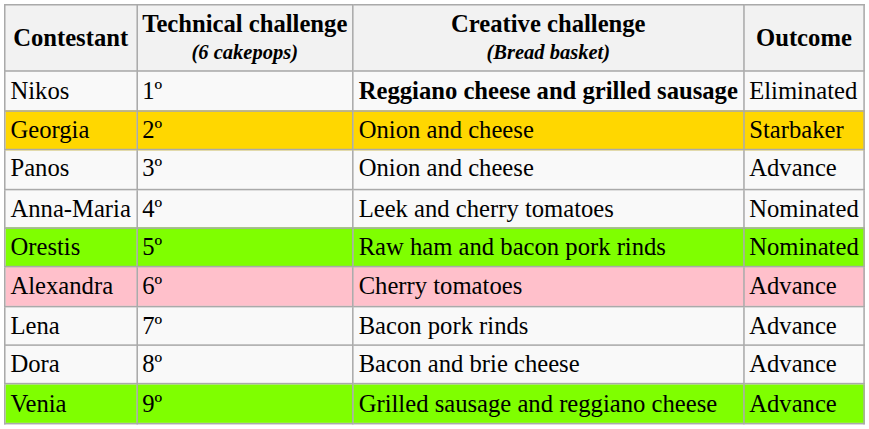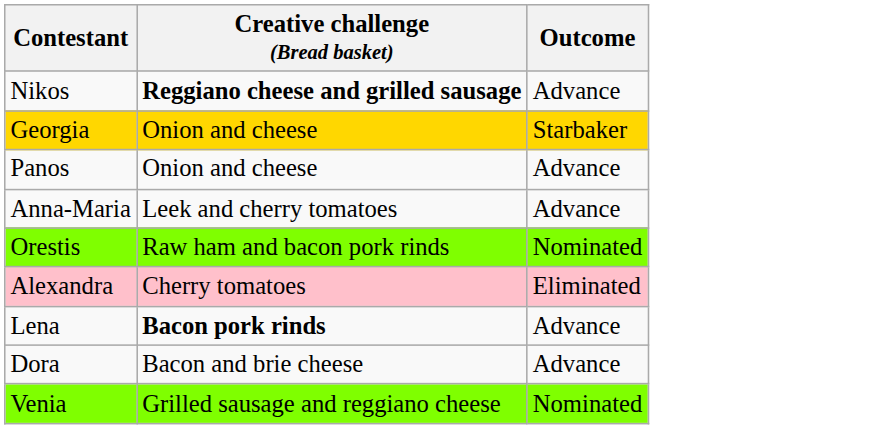- column: (245, 37)
(803, 90) Eliminated -> (577, 90) Advance
(804, 208) Nominated -> (577, 208) Advance
(793, 286) Advance -> (587, 286) Eliminated
(444, 325) normal -> (234, 325) bold
(793, 403) Advance -> (587, 403) Nominated
